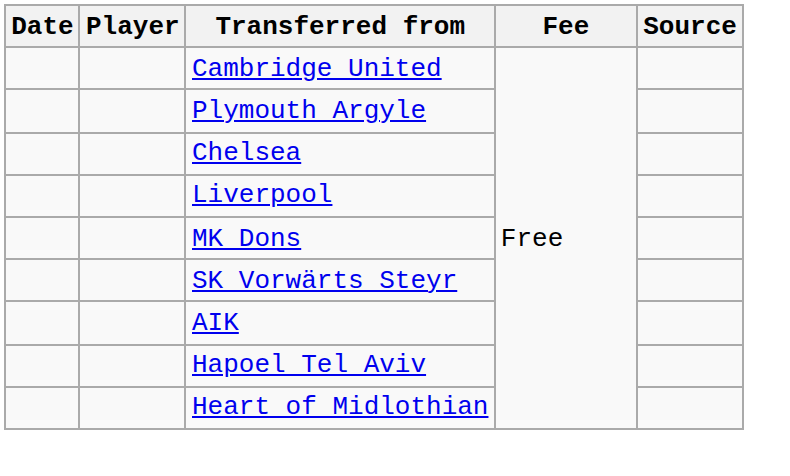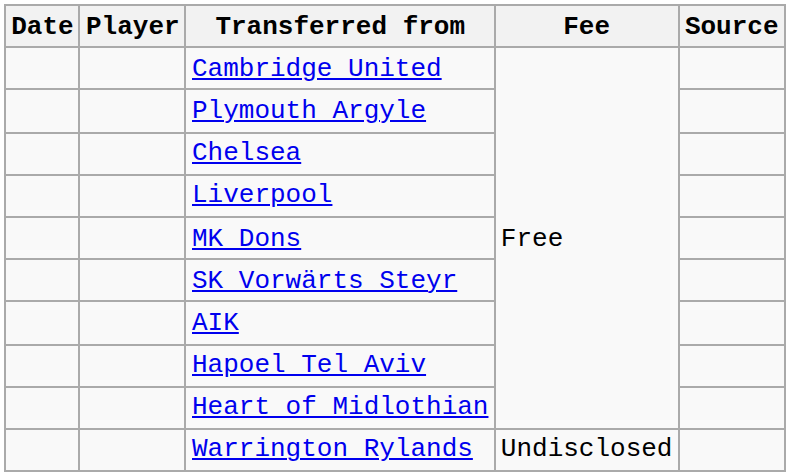+ row: (332, 450)
